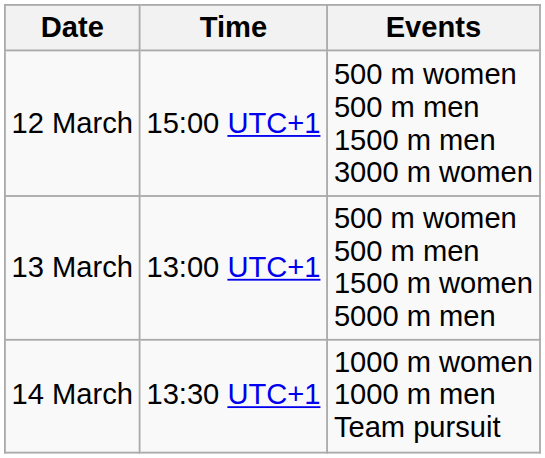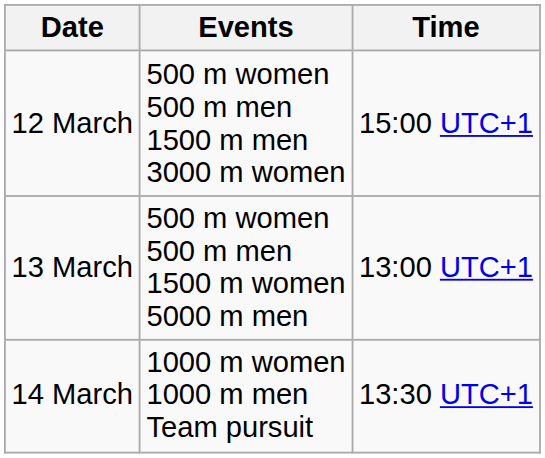columns swapped: (233, 27) <-> (433, 27)
